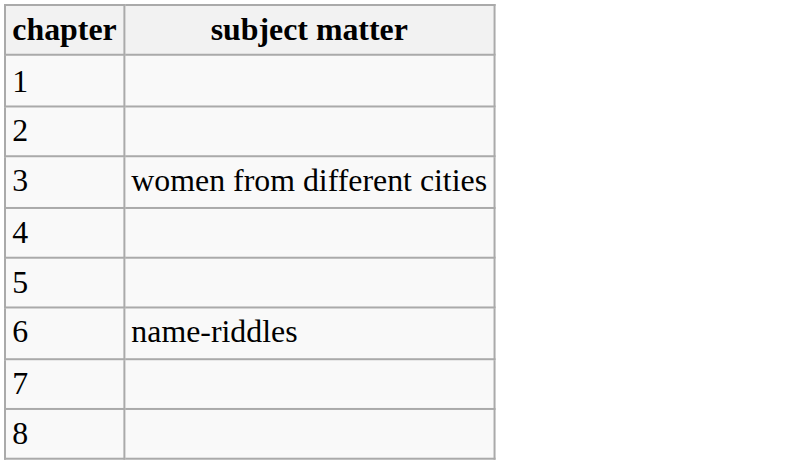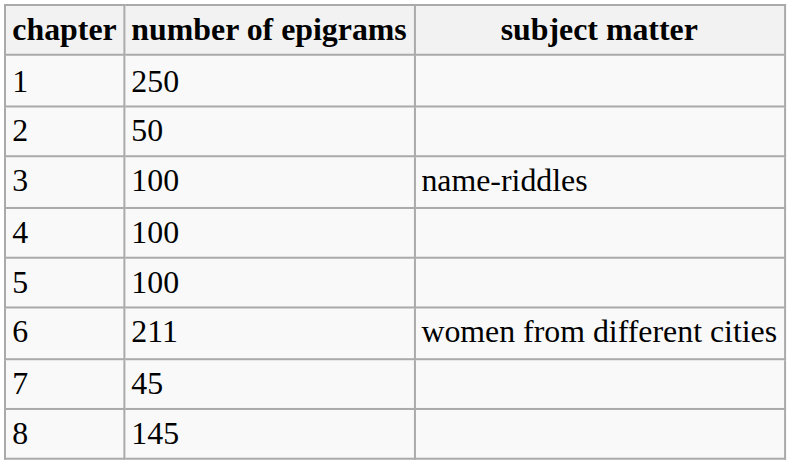+ column: (269, 29)
(309, 181) women from different cities -> (505, 181) name-riddles
(214, 332) name-riddles -> (599, 332) women from different cities
